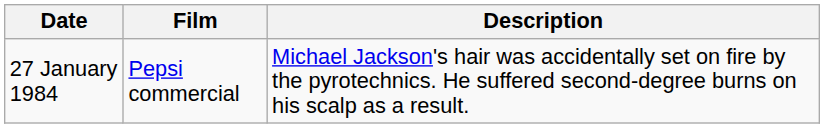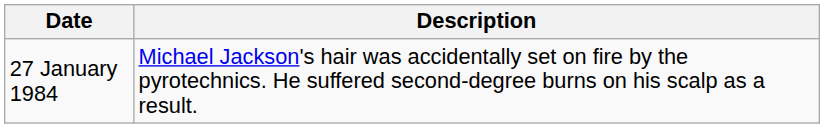- column: (195, 21)
